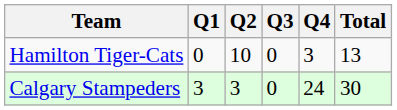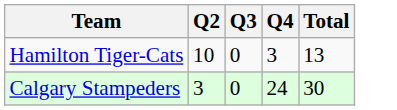- column: (207, 21)
